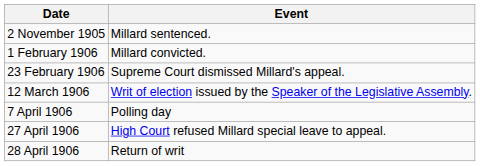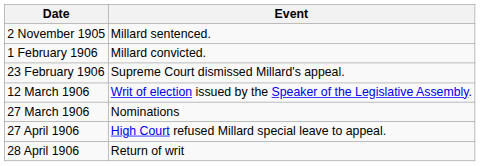+ row: (48, 111)
- row: (40, 111)
